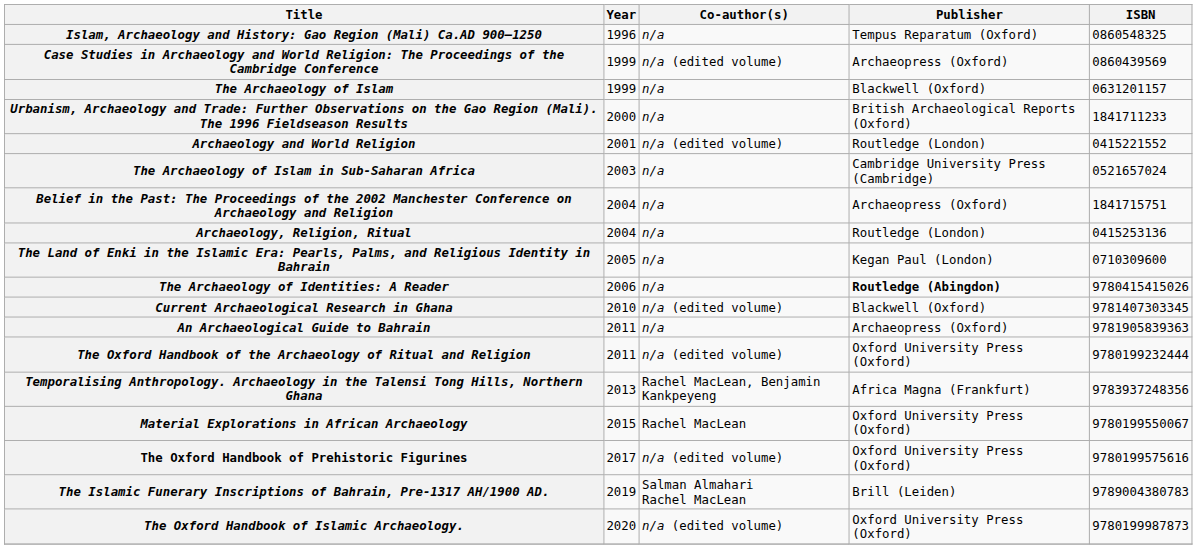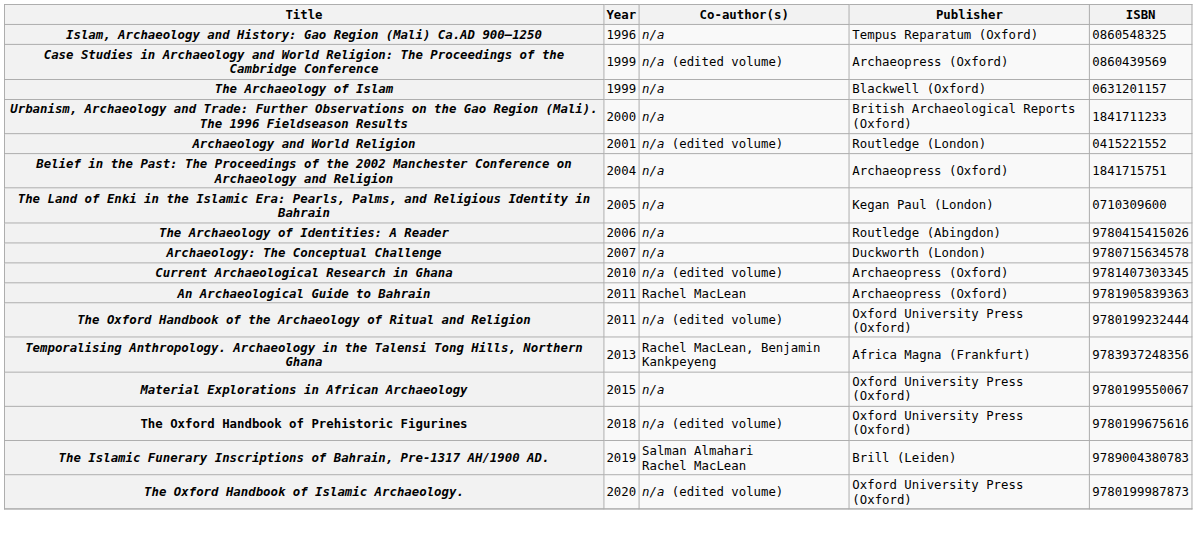- row: (304, 171)
- row: (304, 233)
(927, 287) bold -> (927, 233) normal
+ row: (304, 253)
(919, 307) Blackwell (Oxford) -> (930, 273) Archaeopress (Oxford)
(653, 327) n/a -> (694, 293) Rachel MacLean
(694, 423) Rachel MacLean -> (653, 389) n/a
(621, 458) 2017 -> (621, 423) 2018
(1141, 458) 9780199575616 -> (1141, 423) 9780199675616
